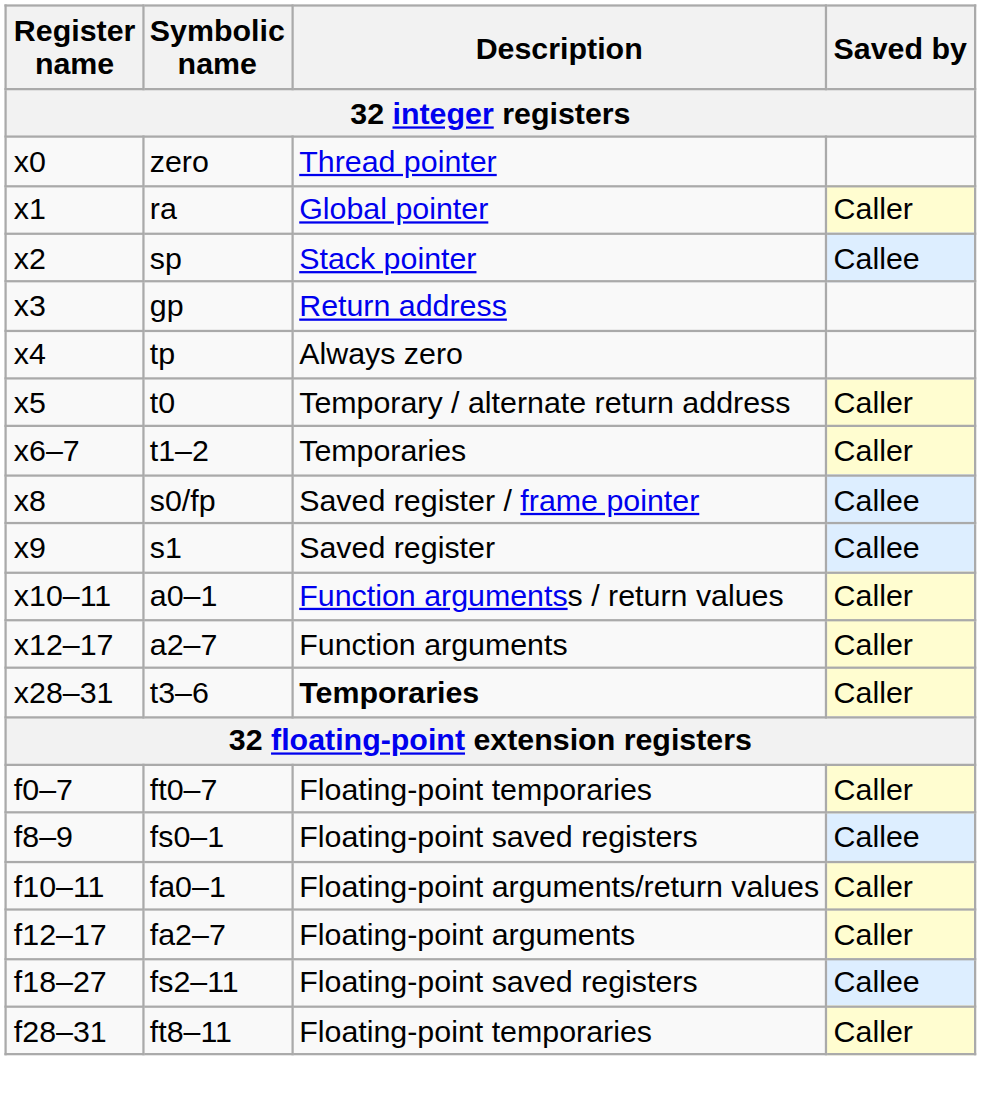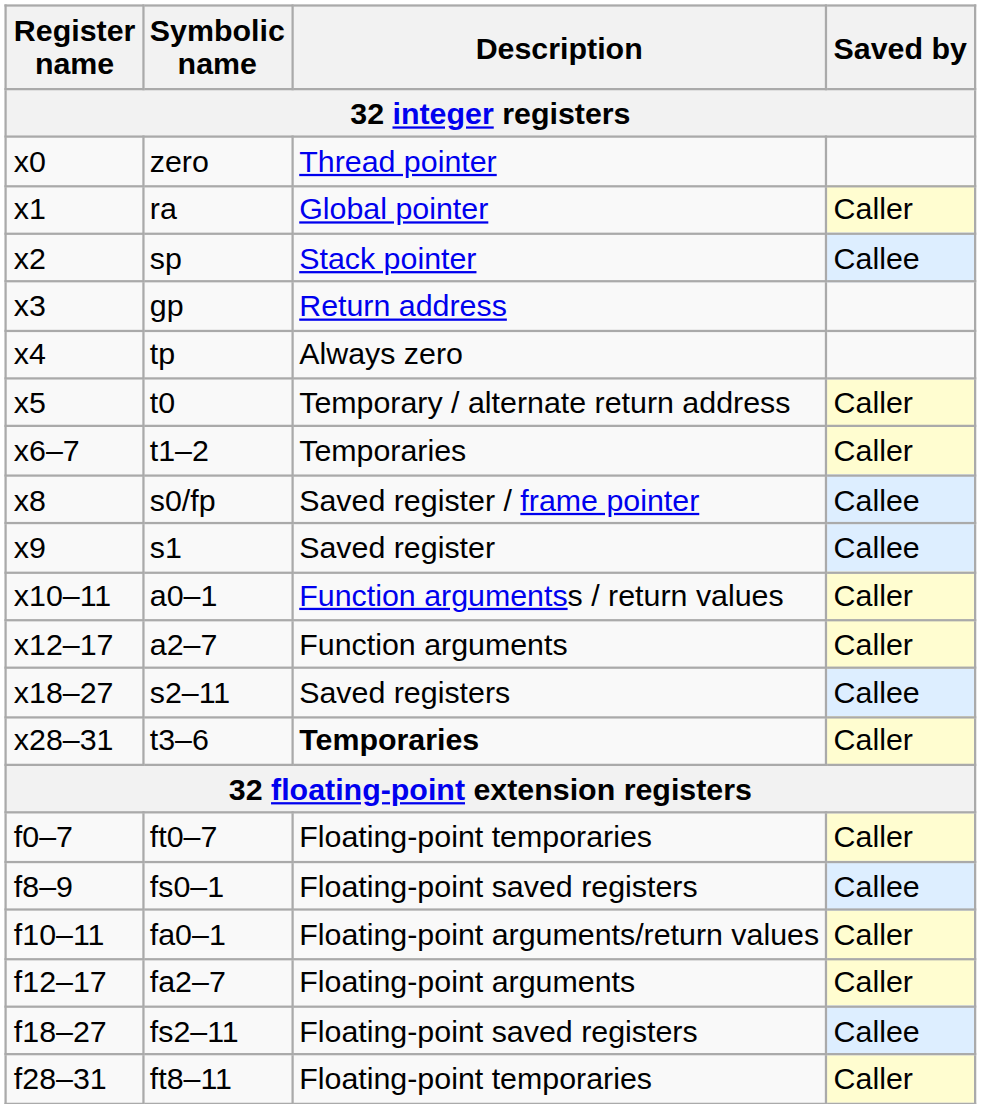+ row: (190, 693)
